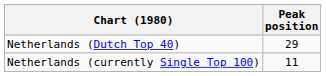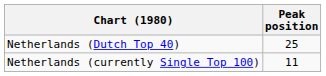(292, 44) 29 -> (292, 44) 25
